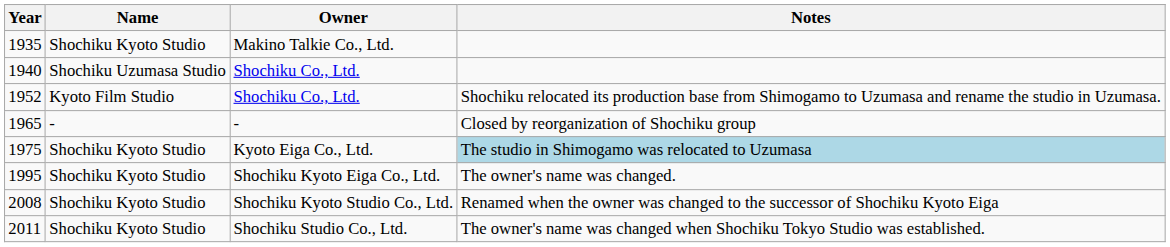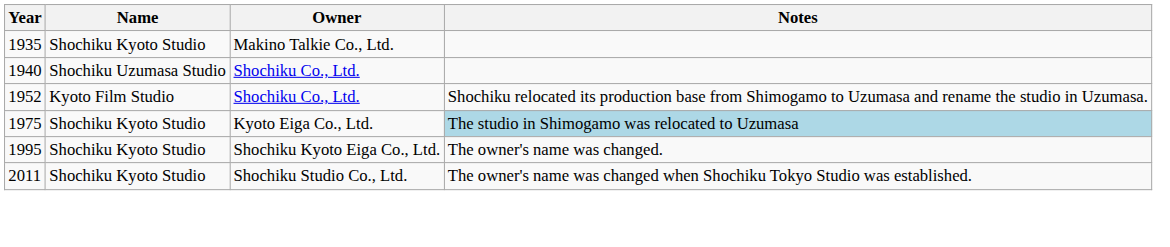- row: (25, 123)
- row: (25, 202)
